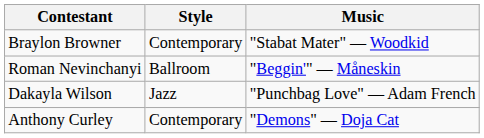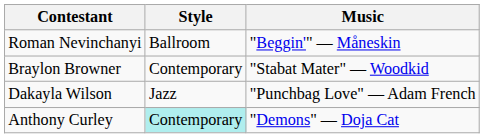rows swapped: (65, 42) <-> (75, 68)
(196, 119) no background -> (196, 119) paleturquoise background
